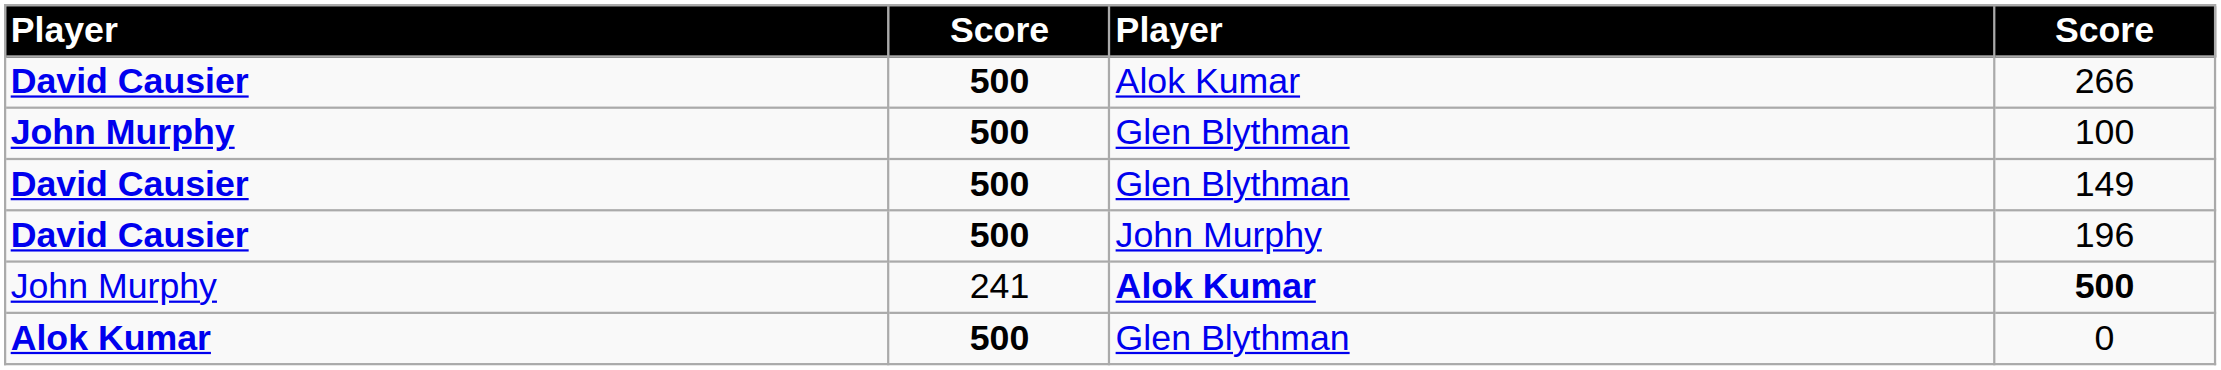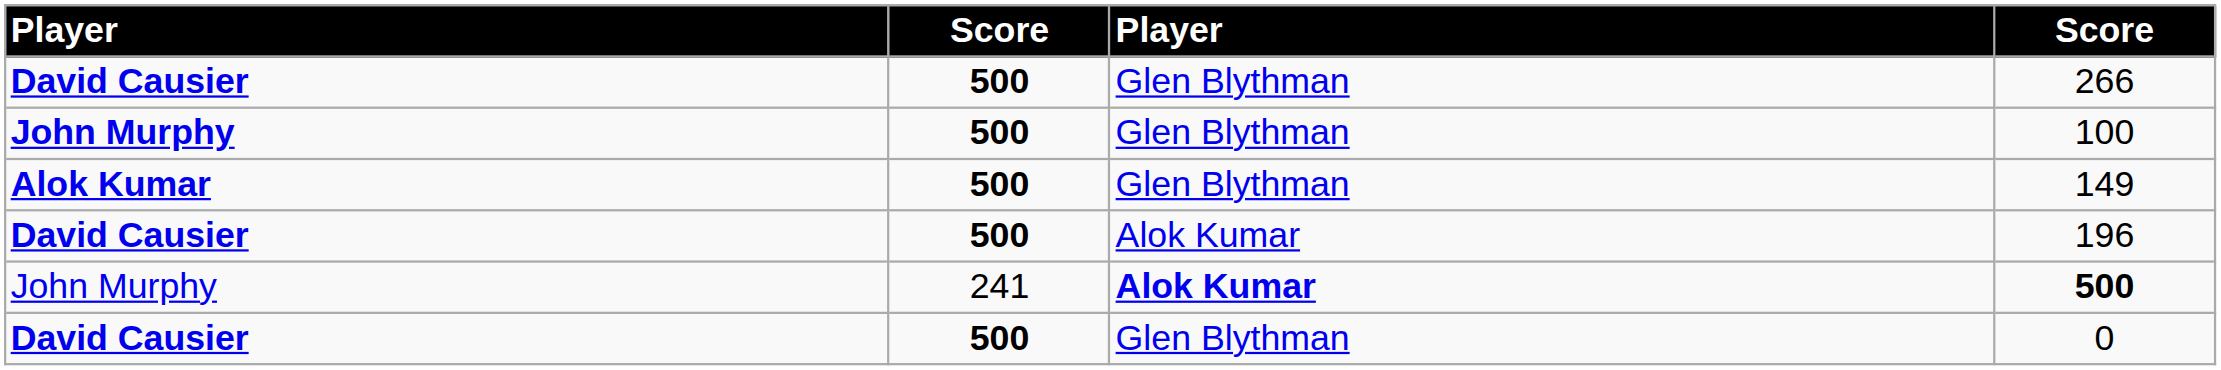(1208, 81) Alok Kumar -> (1233, 81) Glen Blythman
(130, 184) David Causier -> (111, 184) Alok Kumar
(1219, 235) John Murphy -> (1208, 235) Alok Kumar
(111, 337) Alok Kumar -> (130, 337) David Causier
